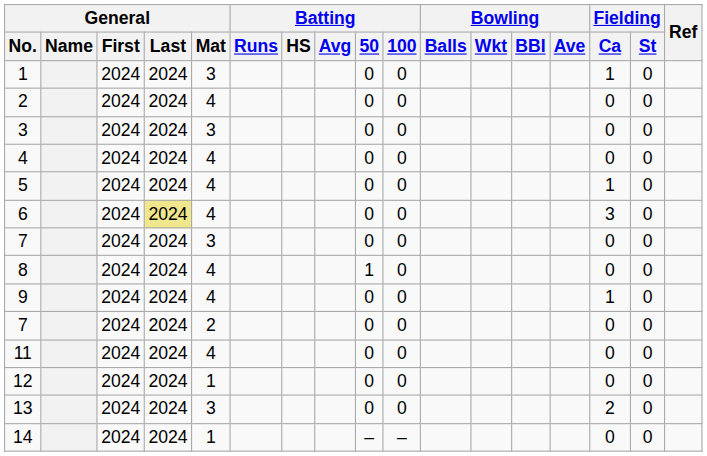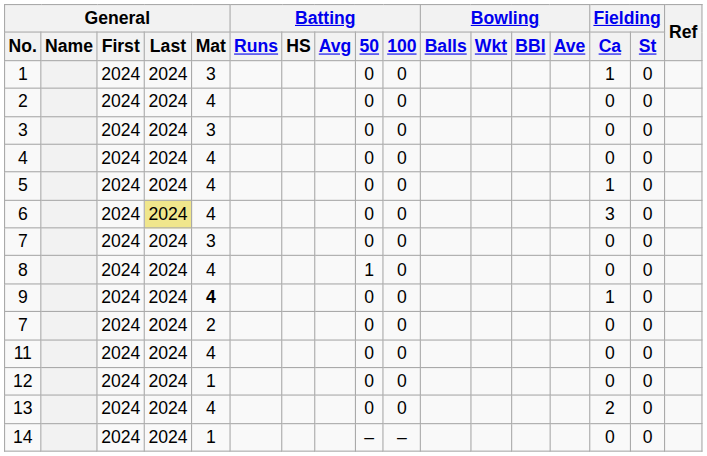(211, 297) normal -> (211, 297) bold
(211, 409) 3 -> (211, 409) 4
